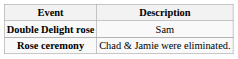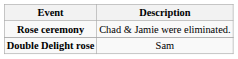rows swapped: (51, 29) <-> (51, 45)
